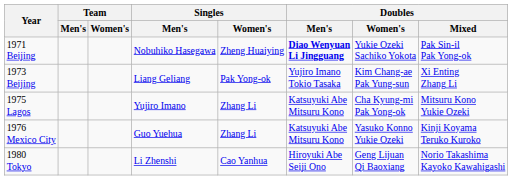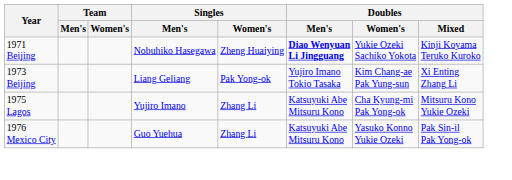(446, 51) Pak Sin-il Pak Yong-ok -> (451, 51) Kinji Koyama Teruko Kuroko
(451, 134) Kinji Koyama Teruko Kuroko -> (446, 134) Pak Sin-il Pak Yong-ok
- row: (19, 161)
